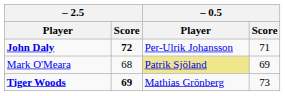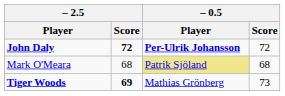(189, 47) normal -> (192, 47) bold
(265, 47) 71 -> (265, 47) 72
(265, 64) 69 -> (265, 64) 68
